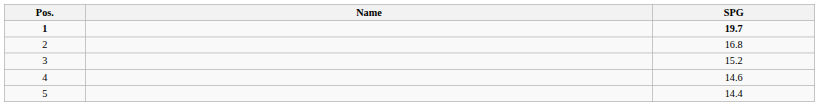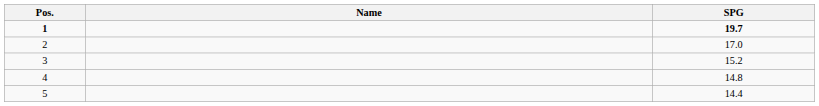(734, 45) 16.8 -> (734, 45) 17.0
(734, 77) 14.6 -> (734, 77) 14.8
